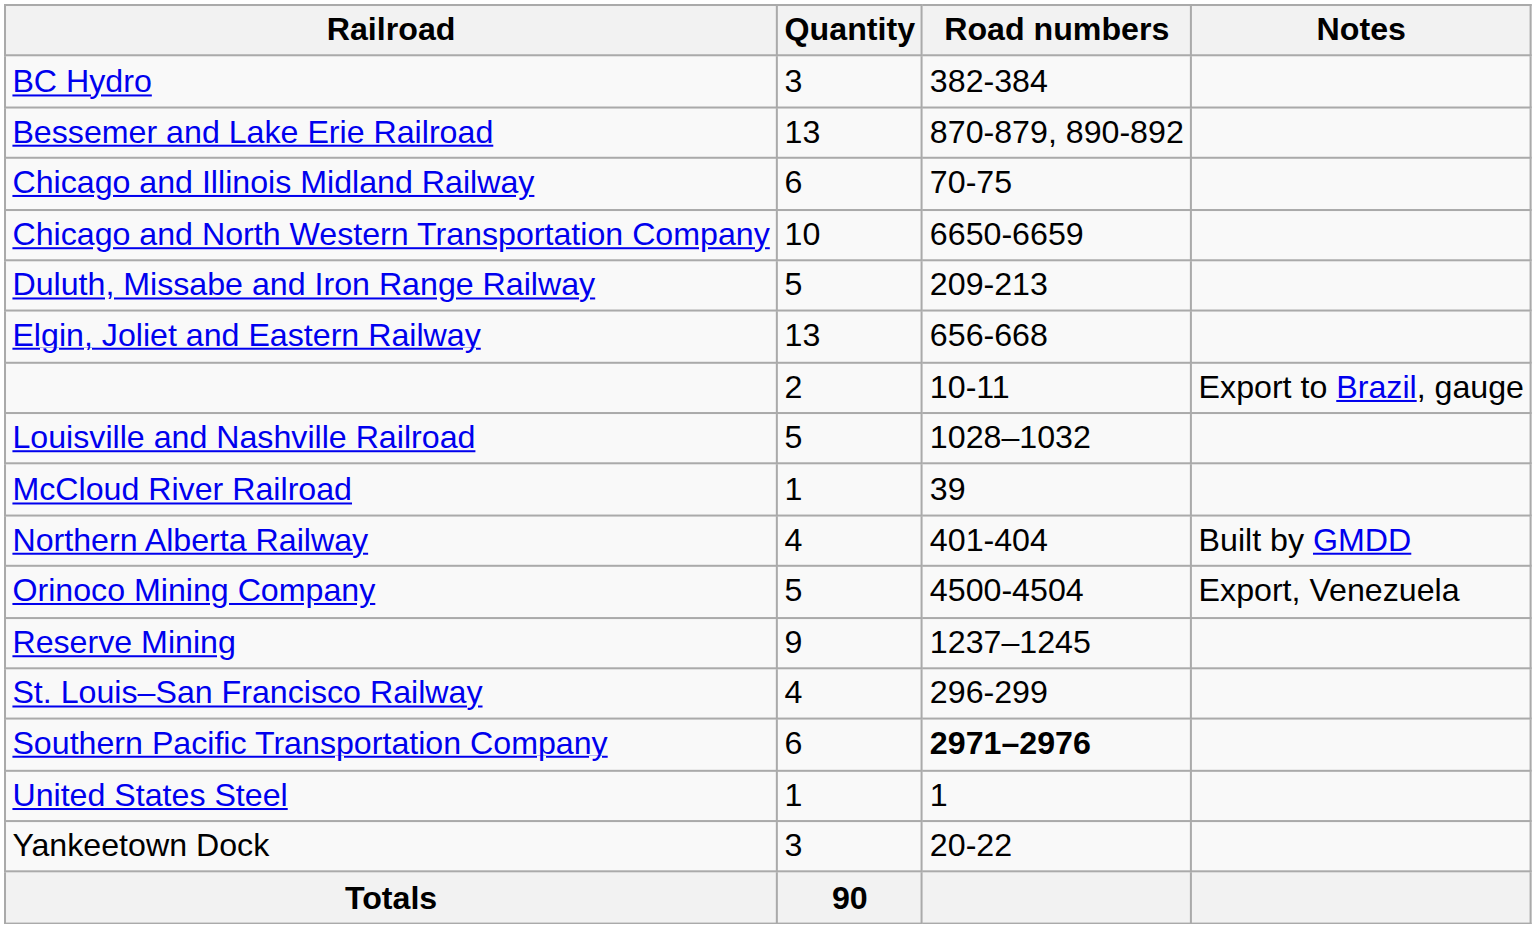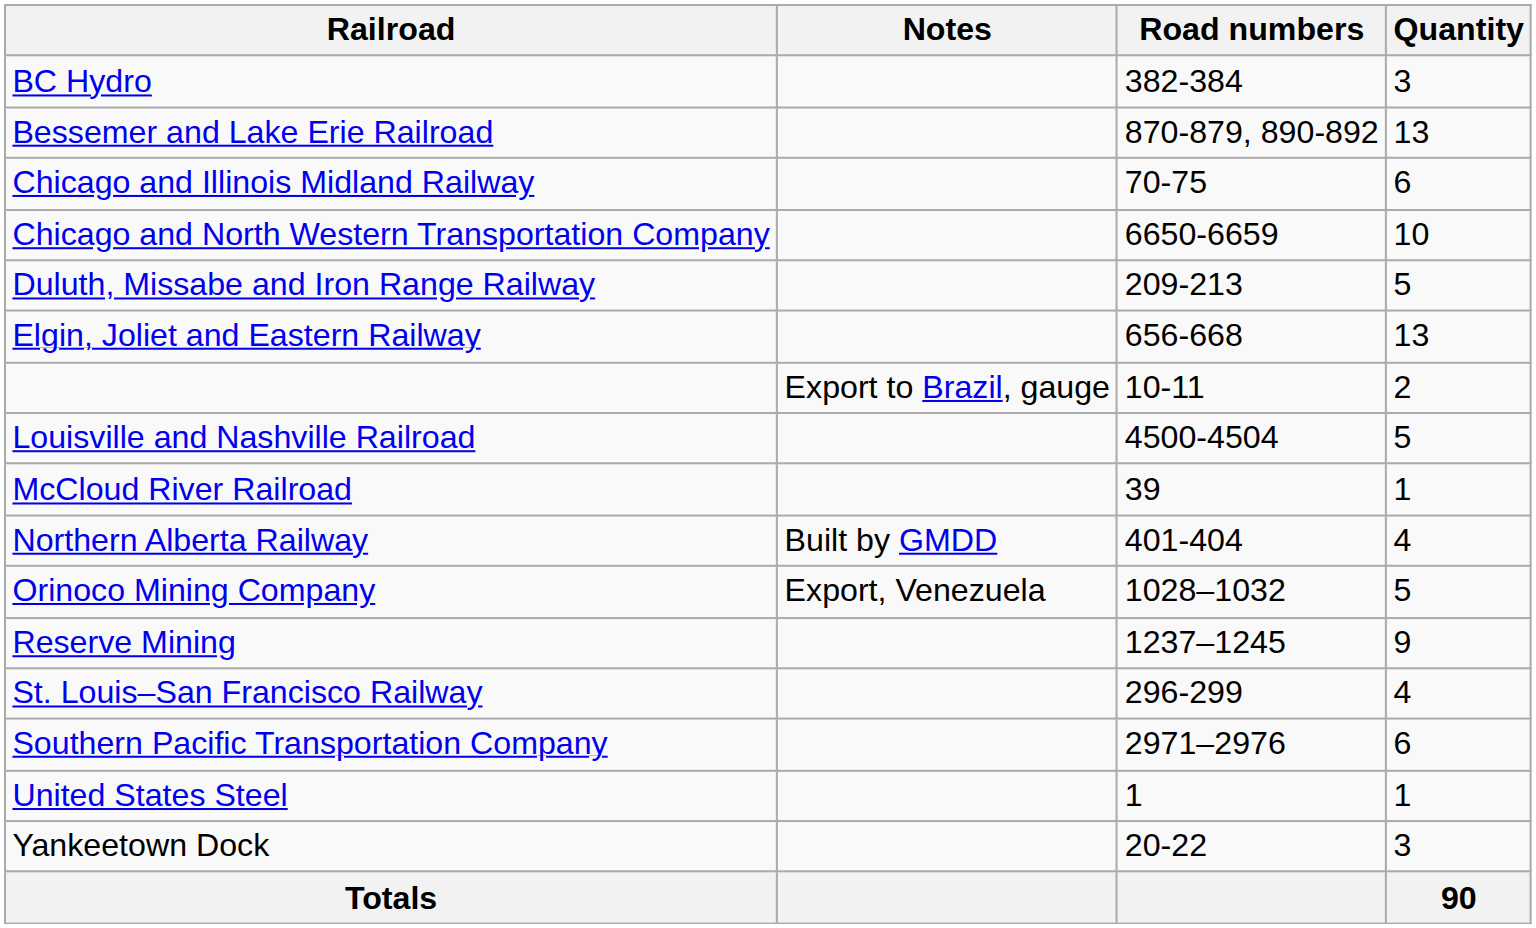columns swapped: (850, 30) <-> (1361, 30)
(1010, 438) 1028–1032 -> (1202, 438) 4500-4504
(1007, 591) 4500-4504 -> (1205, 591) 1028–1032
(1010, 744) bold -> (1205, 744) normal
